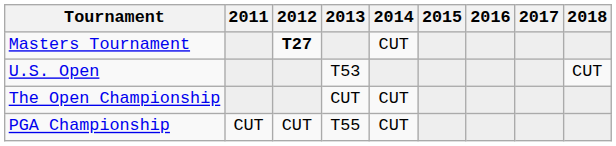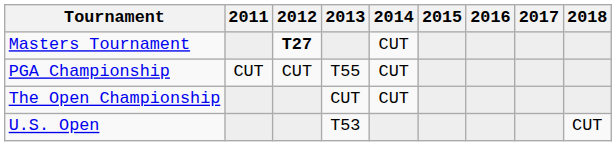rows swapped: (54, 73) <-> (89, 127)
